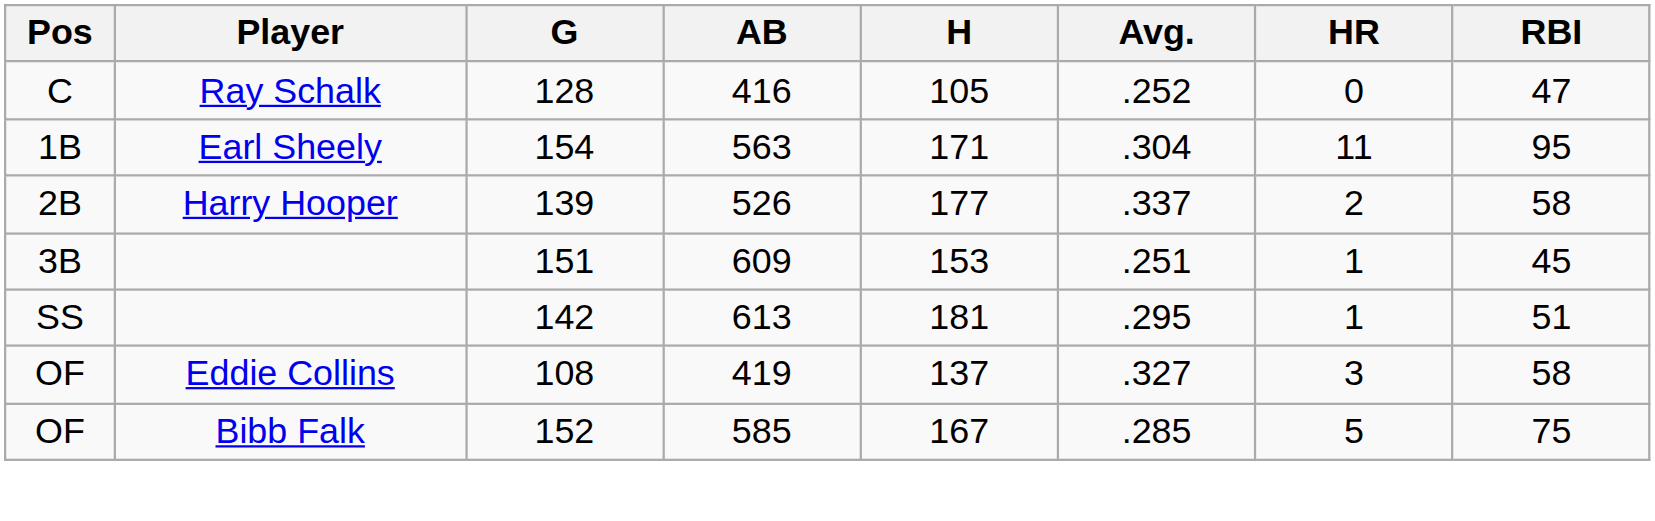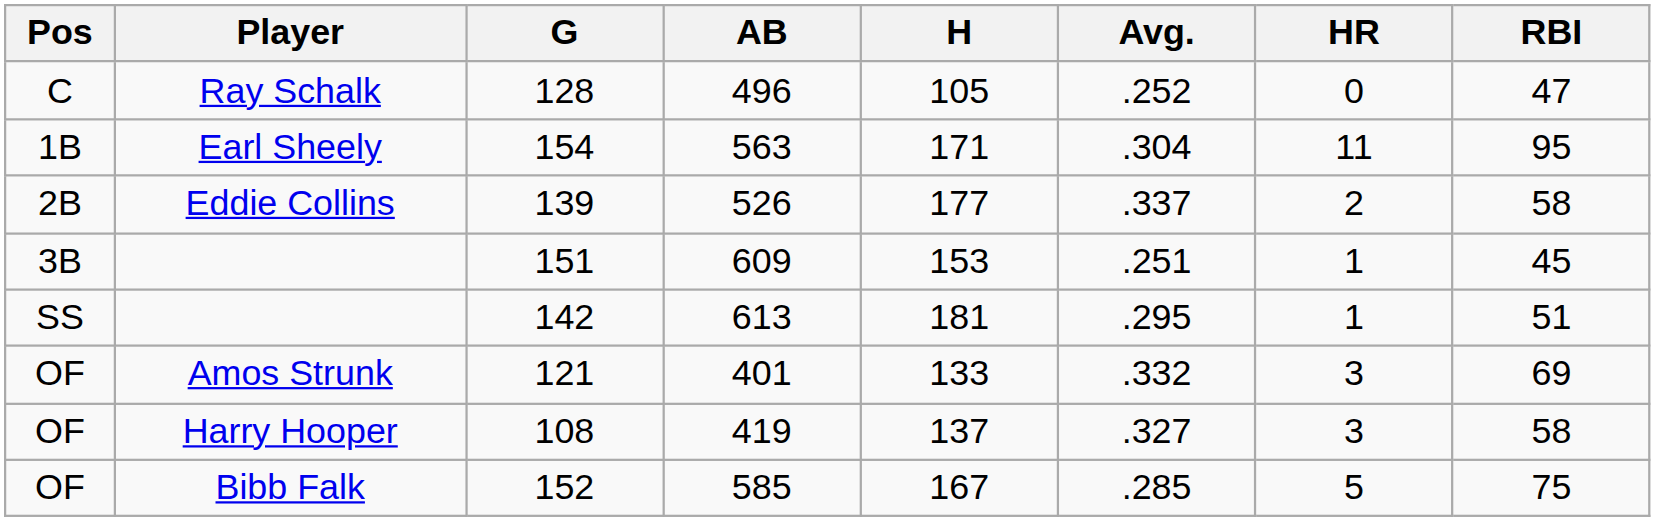(762, 89) 416 -> (762, 89) 496
(290, 203) Harry Hooper -> (290, 203) Eddie Collins
+ row: (564, 373)
(290, 373) Eddie Collins -> (290, 430) Harry Hooper
